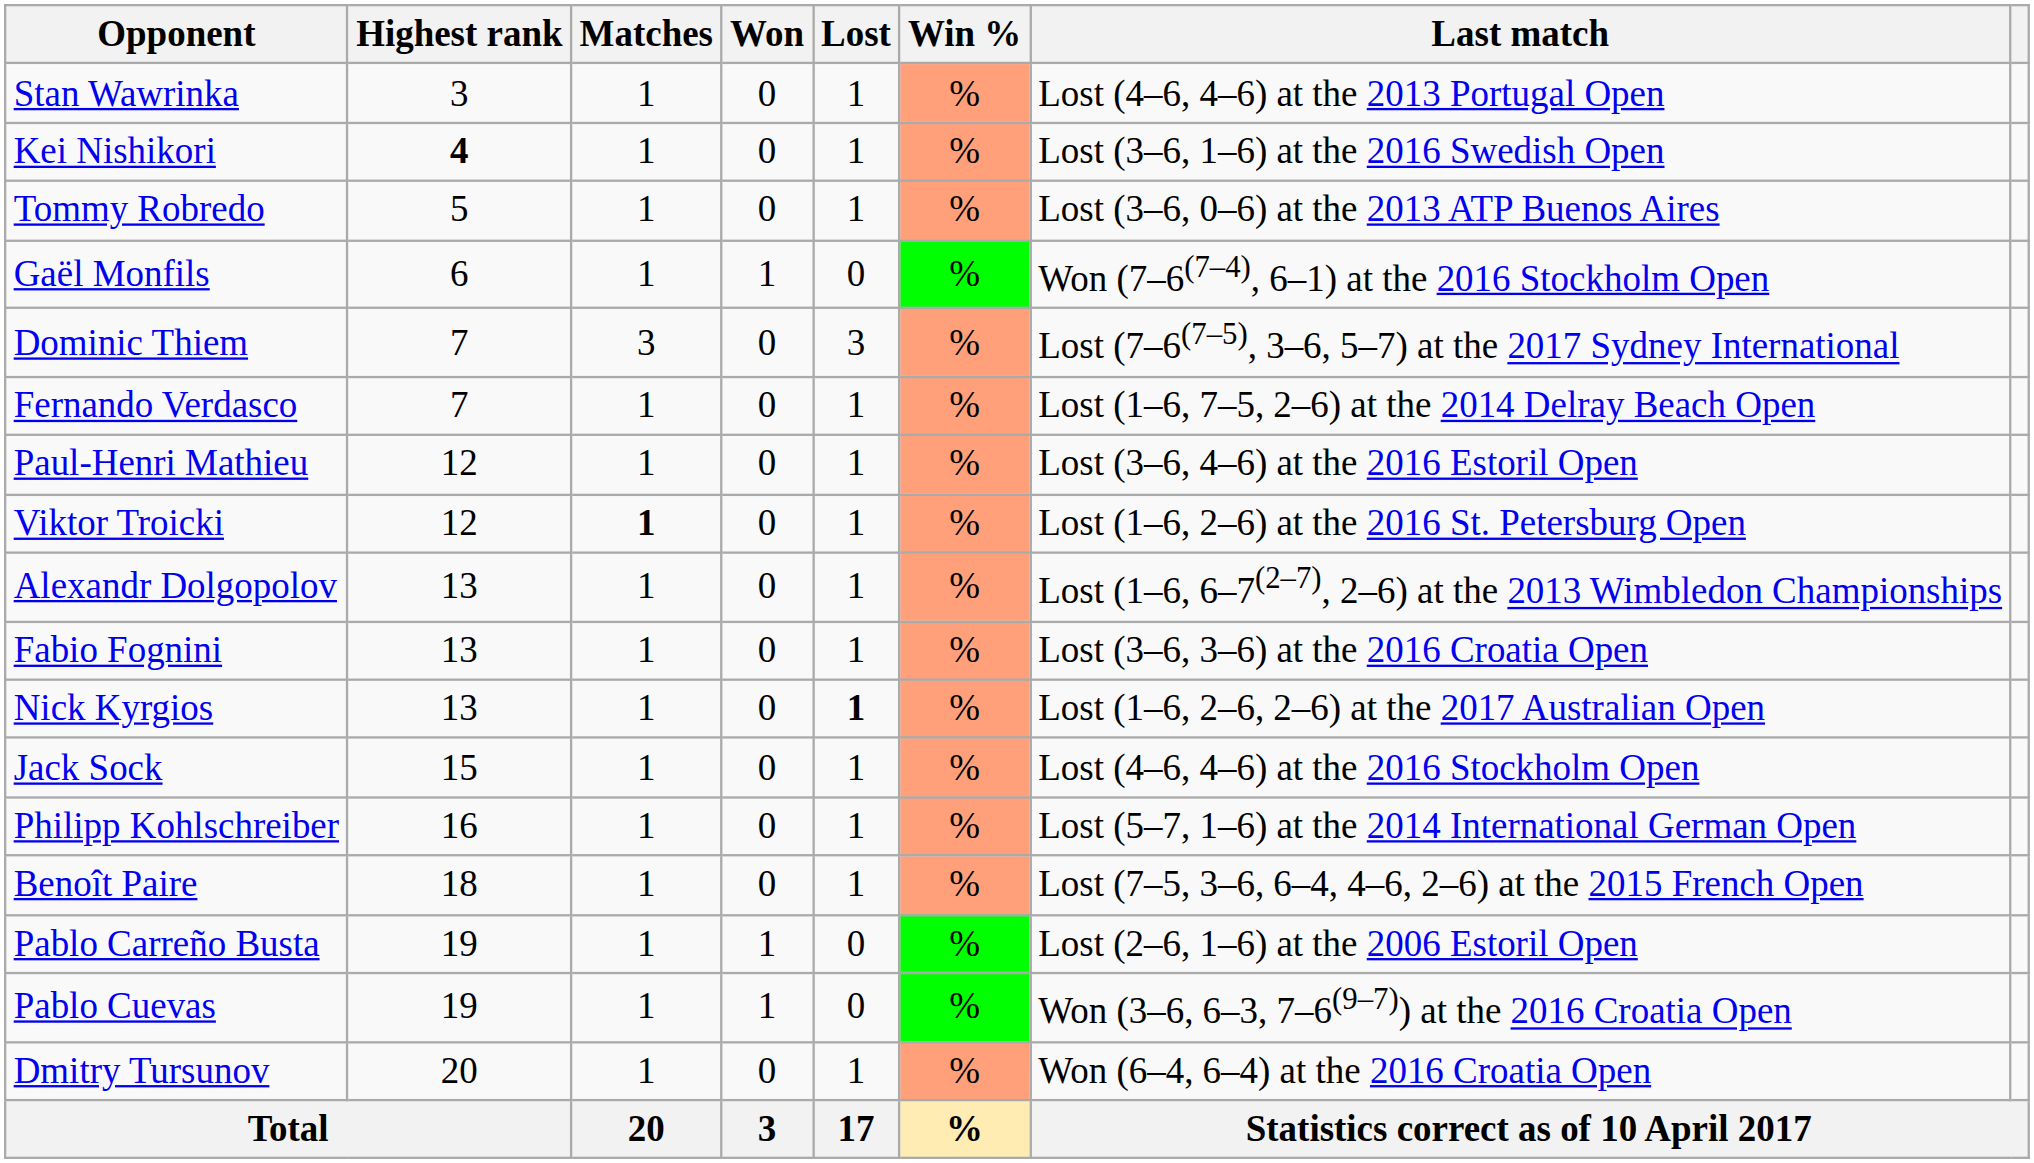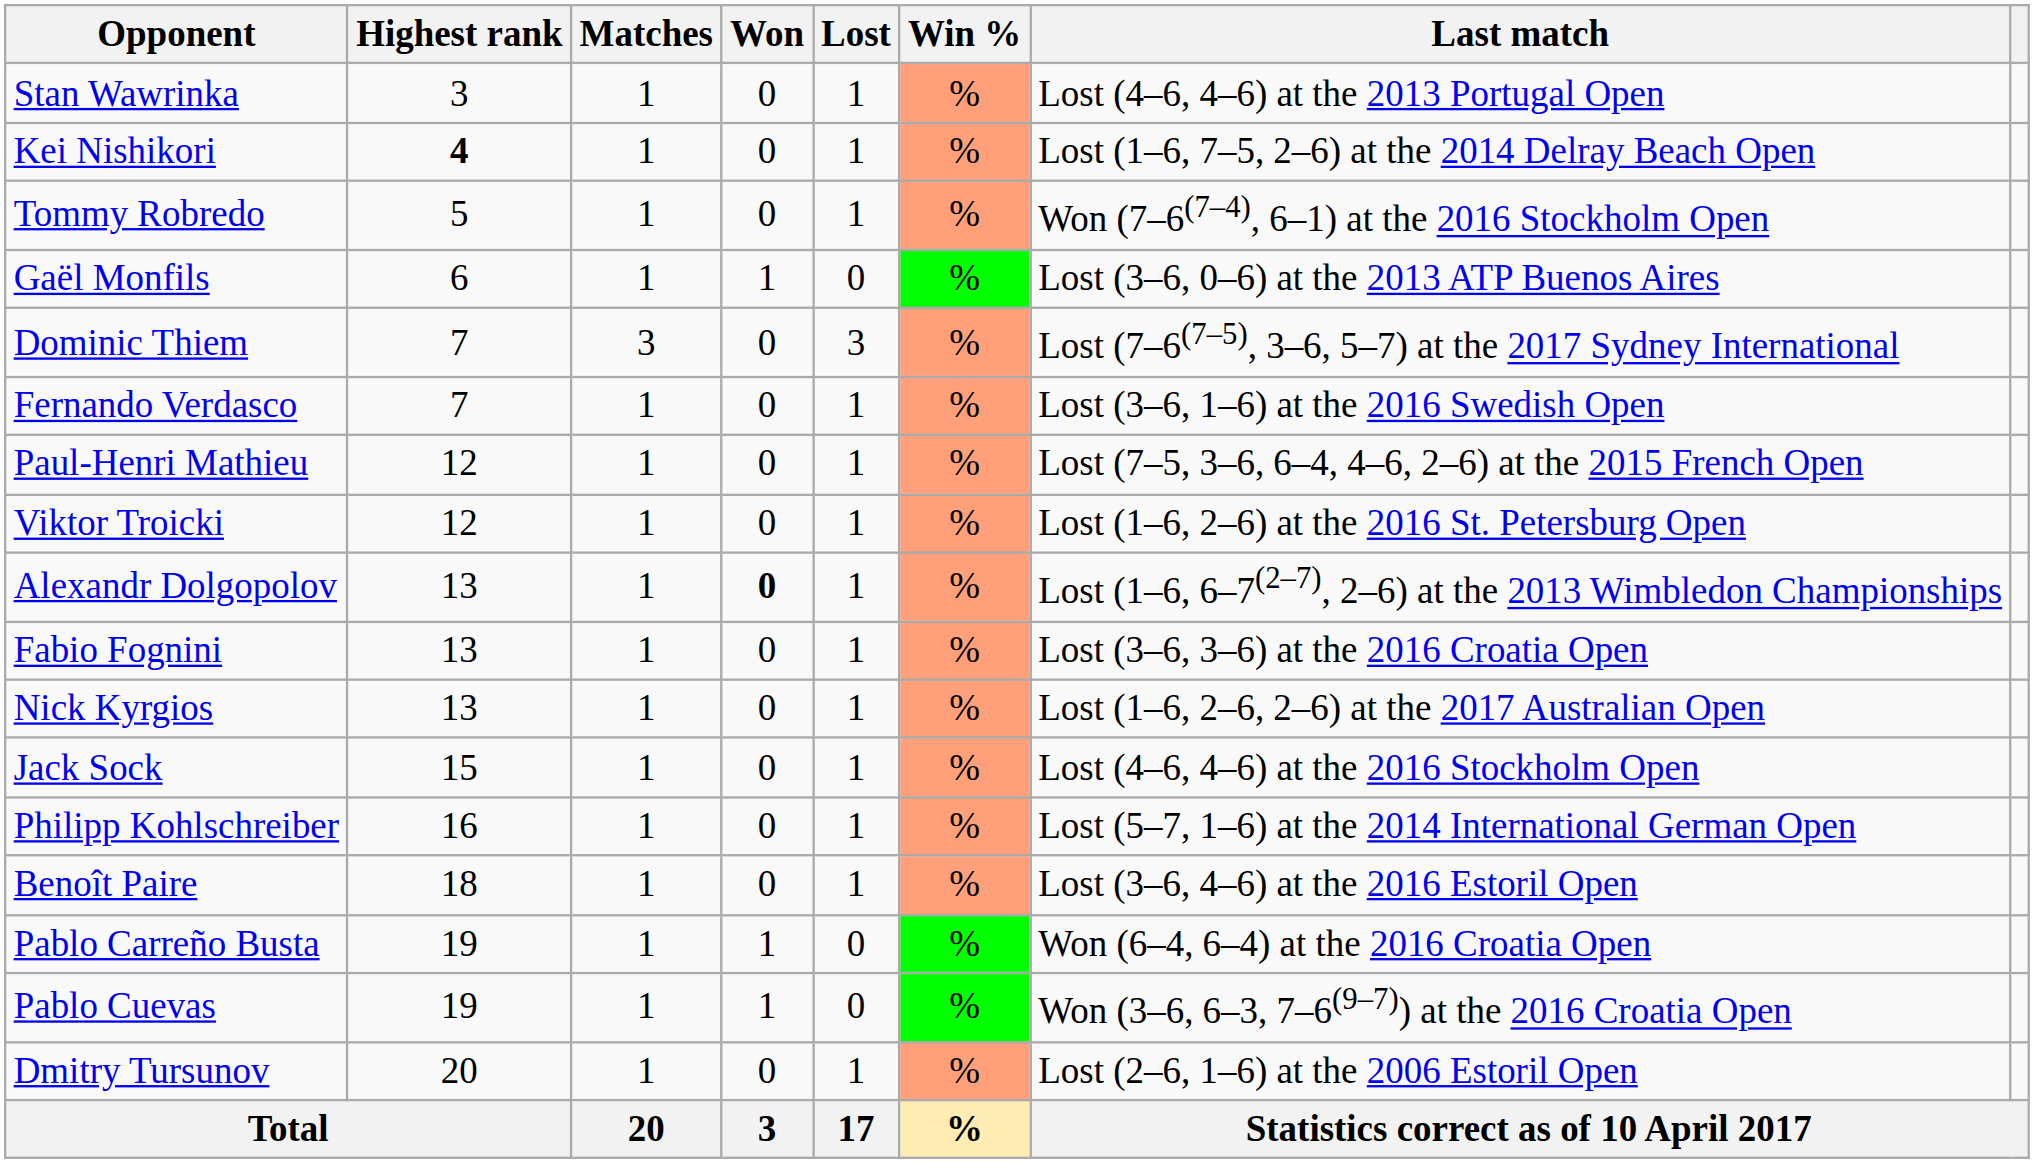(1351, 151) Lost (3–6, 1–6) at the 2016 Swedish Open -> (1427, 151) Lost (1–6, 7–5, 2–6) at the 2014 Delray Beach Open
(1379, 209) Lost (3–6, 0–6) at the 2013 ATP Buenos Aires -> (1404, 214) Won (7–6(7–4), 6–1) at the 2016 Stockholm Open
(1404, 273) Won (7–6(7–4), 6–1) at the 2016 Stockholm Open -> (1379, 278) Lost (3–6, 0–6) at the 2013 ATP Buenos Aires
(1427, 405) Lost (1–6, 7–5, 2–6) at the 2014 Delray Beach Open -> (1351, 405) Lost (3–6, 1–6) at the 2016 Swedish Open
(1338, 464) Lost (3–6, 4–6) at the 2016 Estoril Open -> (1451, 464) Lost (7–5, 3–6, 6–4, 4–6, 2–6) at the 2015 French Open
(646, 522) bold -> (646, 522) normal
(767, 586) normal -> (767, 586) bold
(856, 708) bold -> (856, 708) normal
(1451, 884) Lost (7–5, 3–6, 6–4, 4–6, 2–6) at the 2015 French Open -> (1338, 884) Lost (3–6, 4–6) at the 2016 Estoril Open
(1338, 943) Lost (2–6, 1–6) at the 2006 Estoril Open -> (1345, 943) Won (6–4, 6–4) at the 2016 Croatia Open
(1345, 1070) Won (6–4, 6–4) at the 2016 Croatia Open -> (1338, 1070) Lost (2–6, 1–6) at the 2006 Estoril Open
